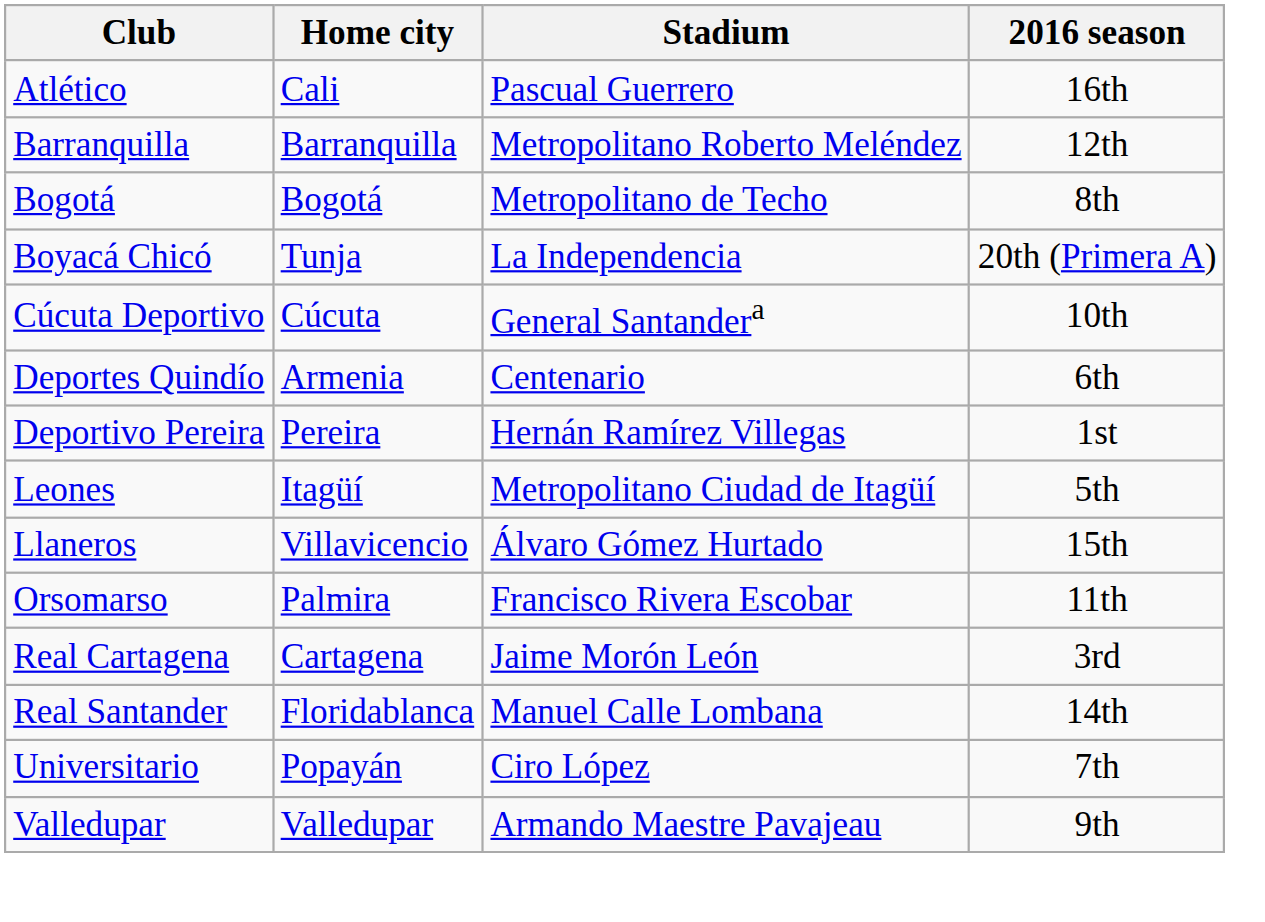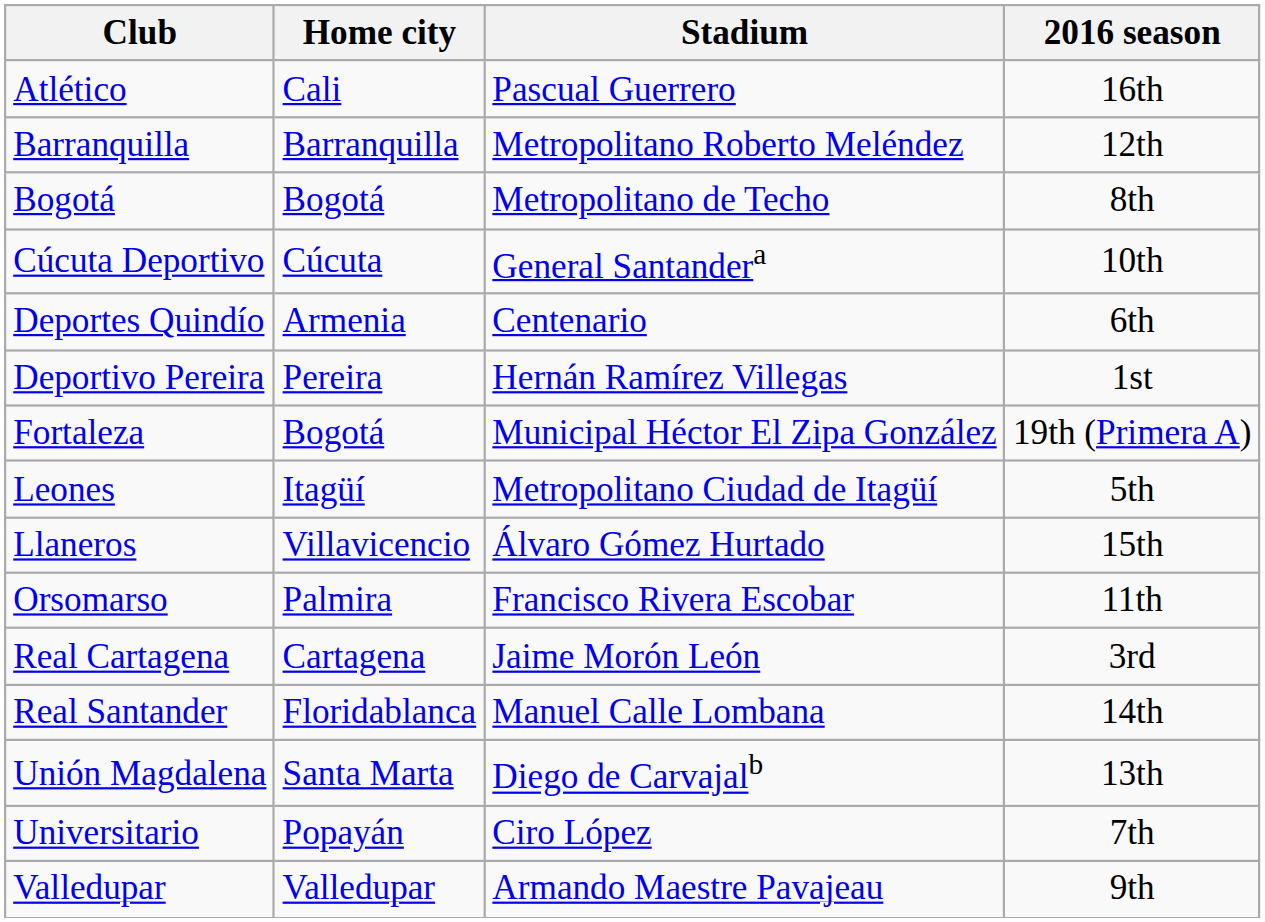- row: (112, 255)
+ row: (79, 432)
+ row: (140, 772)
